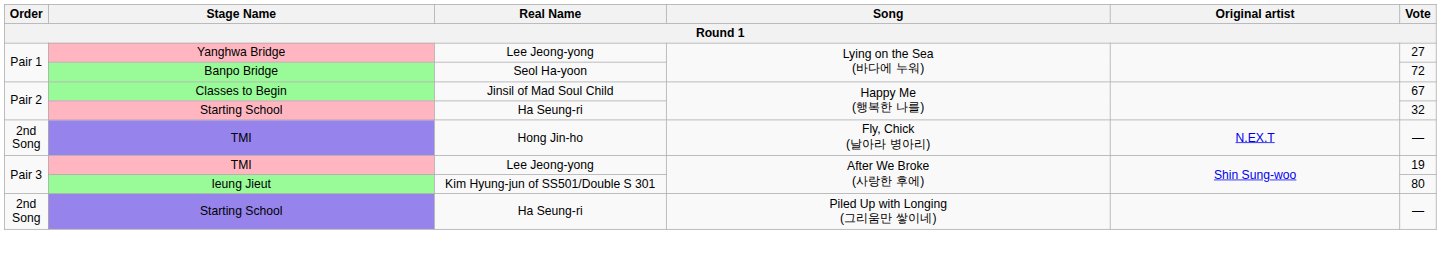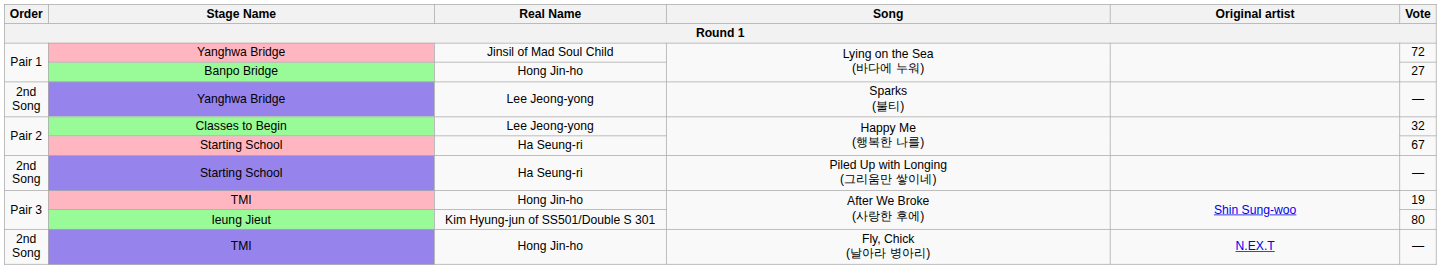(550, 52) Lee Jeong-yong -> (550, 52) Jinsil of Mad Soul Child
(1418, 52) 27 -> (1418, 52) 72
(550, 71) Seol Ha-yoon -> (550, 71) Hong Jin-ho
(1418, 71) 72 -> (1418, 71) 27
+ row: (241, 99)
(550, 91) Jinsil of Mad Soul Child -> (550, 126) Lee Jeong-yong
(1418, 91) 67 -> (1418, 126) 32
(1418, 110) 32 -> (1418, 145) 67
rows swapped: (241, 211) <-> (241, 137)
(550, 165) Lee Jeong-yong -> (550, 200) Hong Jin-ho
